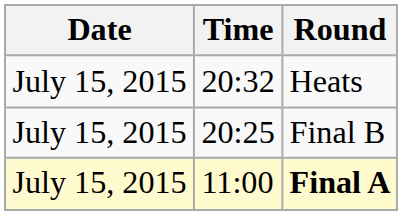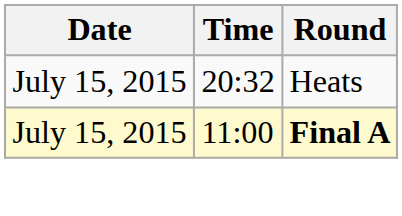- row: (337, 132)
